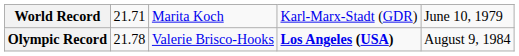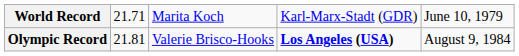(129, 39) 21.78 -> (129, 39) 21.81
